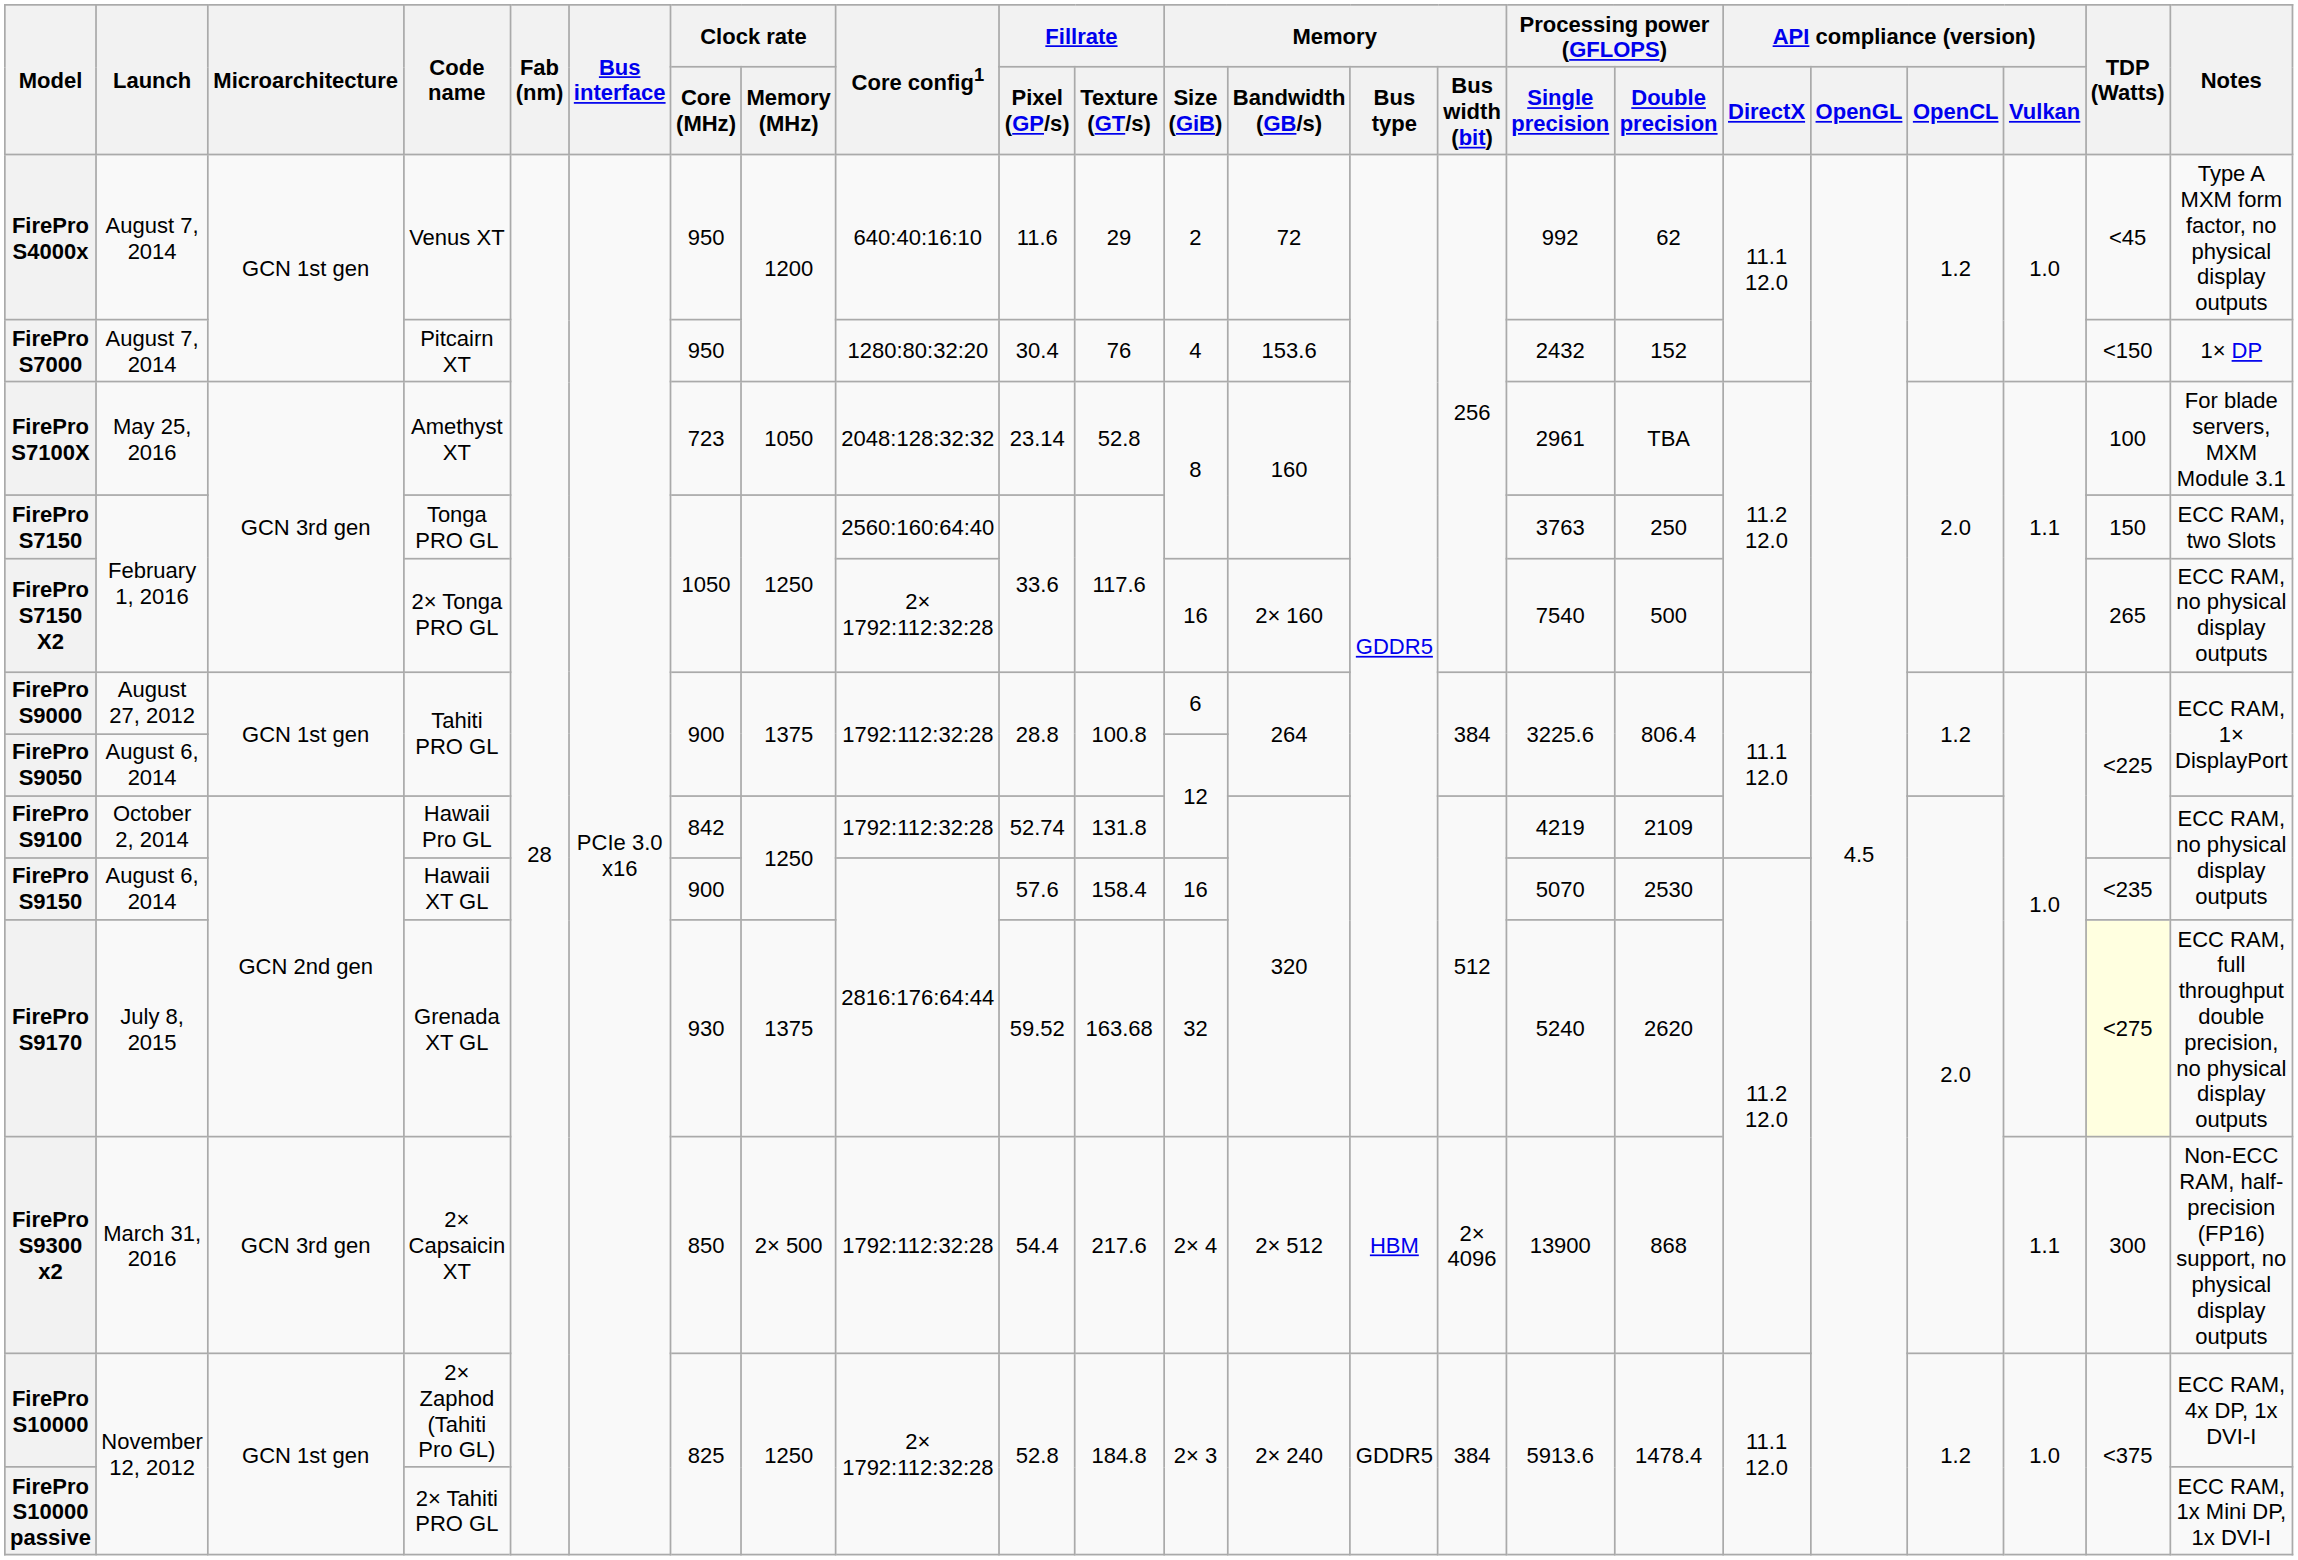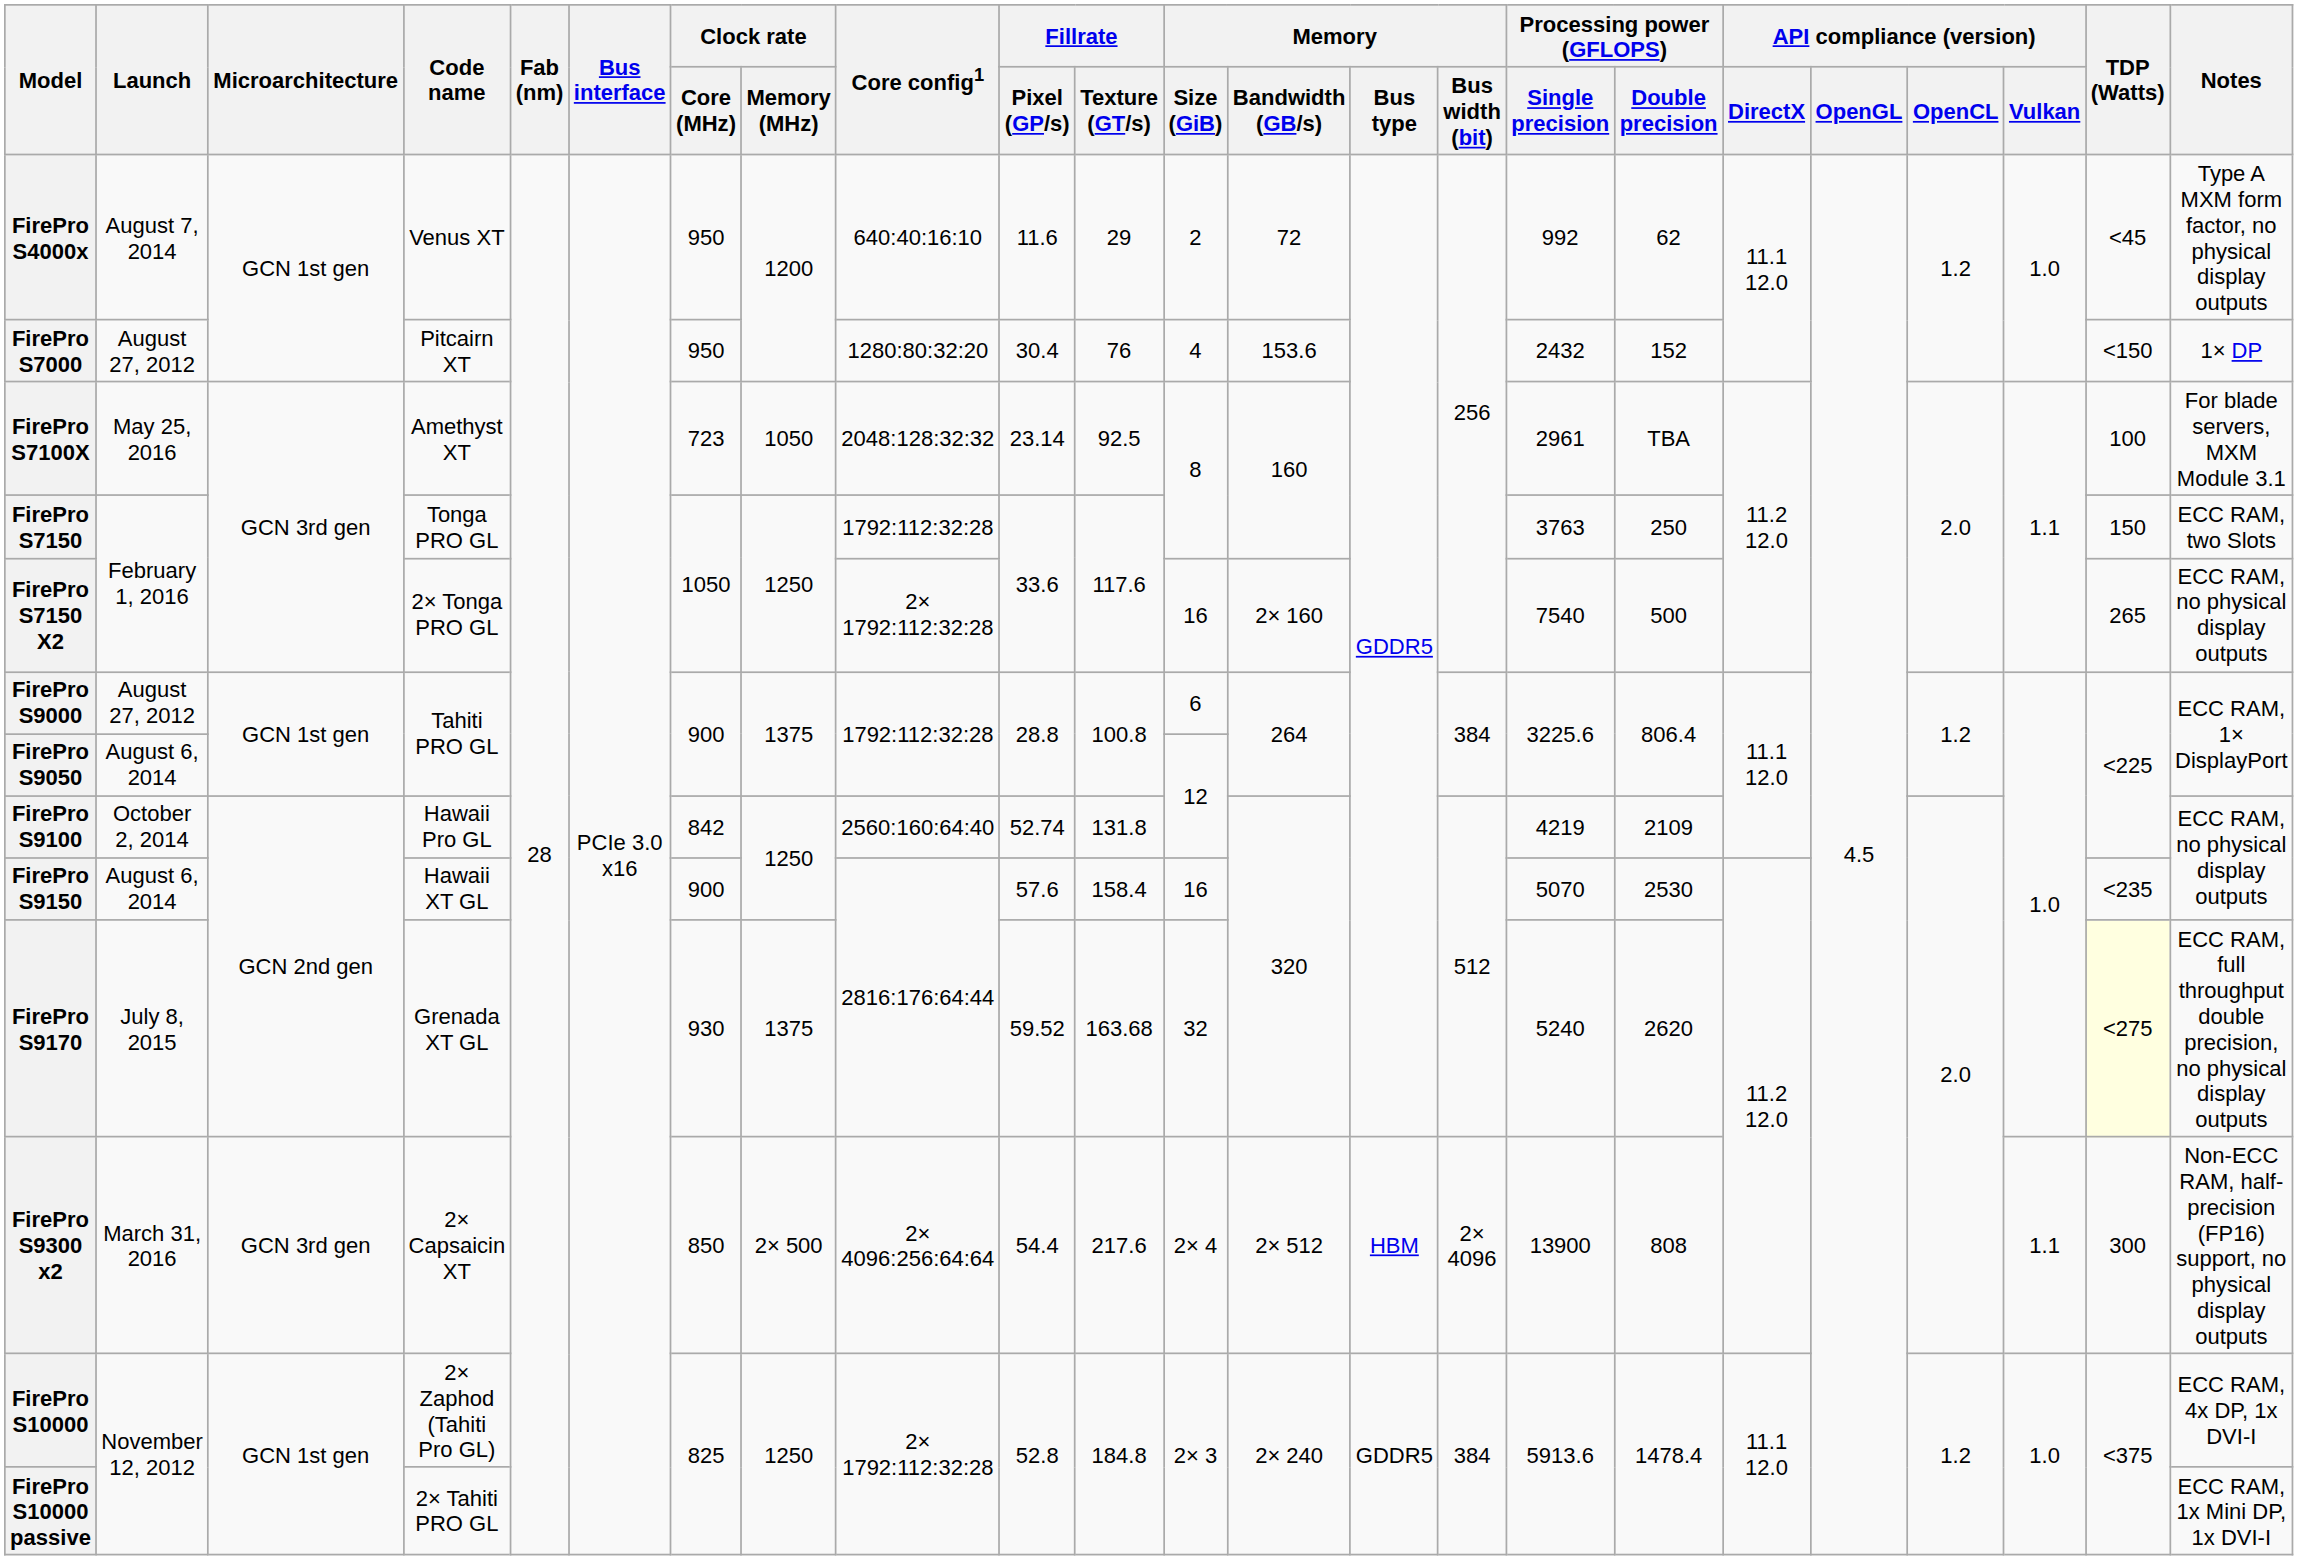(152, 351) August 7, 2014 -> (152, 351) August 27, 2012
(1119, 439) 52.8 -> (1119, 439) 92.5
(918, 527) 2560:160:64:40 -> (918, 527) 1792:112:32:28
(918, 827) 1792:112:32:28 -> (918, 827) 2560:160:64:40
(918, 1245) 1792:112:32:28 -> (918, 1245) 2× 4096:256:64:64
(1669, 1245) 868 -> (1669, 1245) 808
